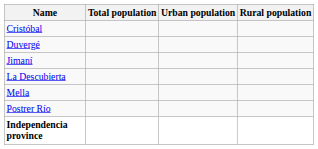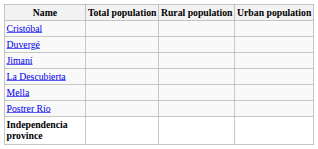columns swapped: (198, 12) <-> (276, 12)
